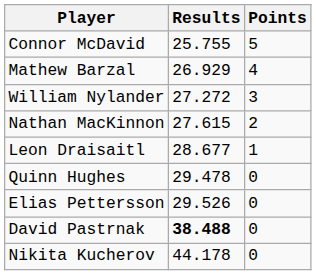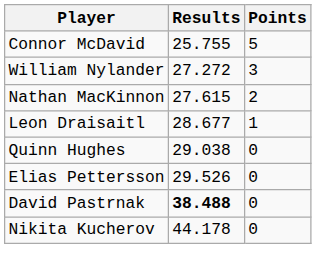- row: (72, 71)
(202, 177) 29.478 -> (202, 150) 29.038
